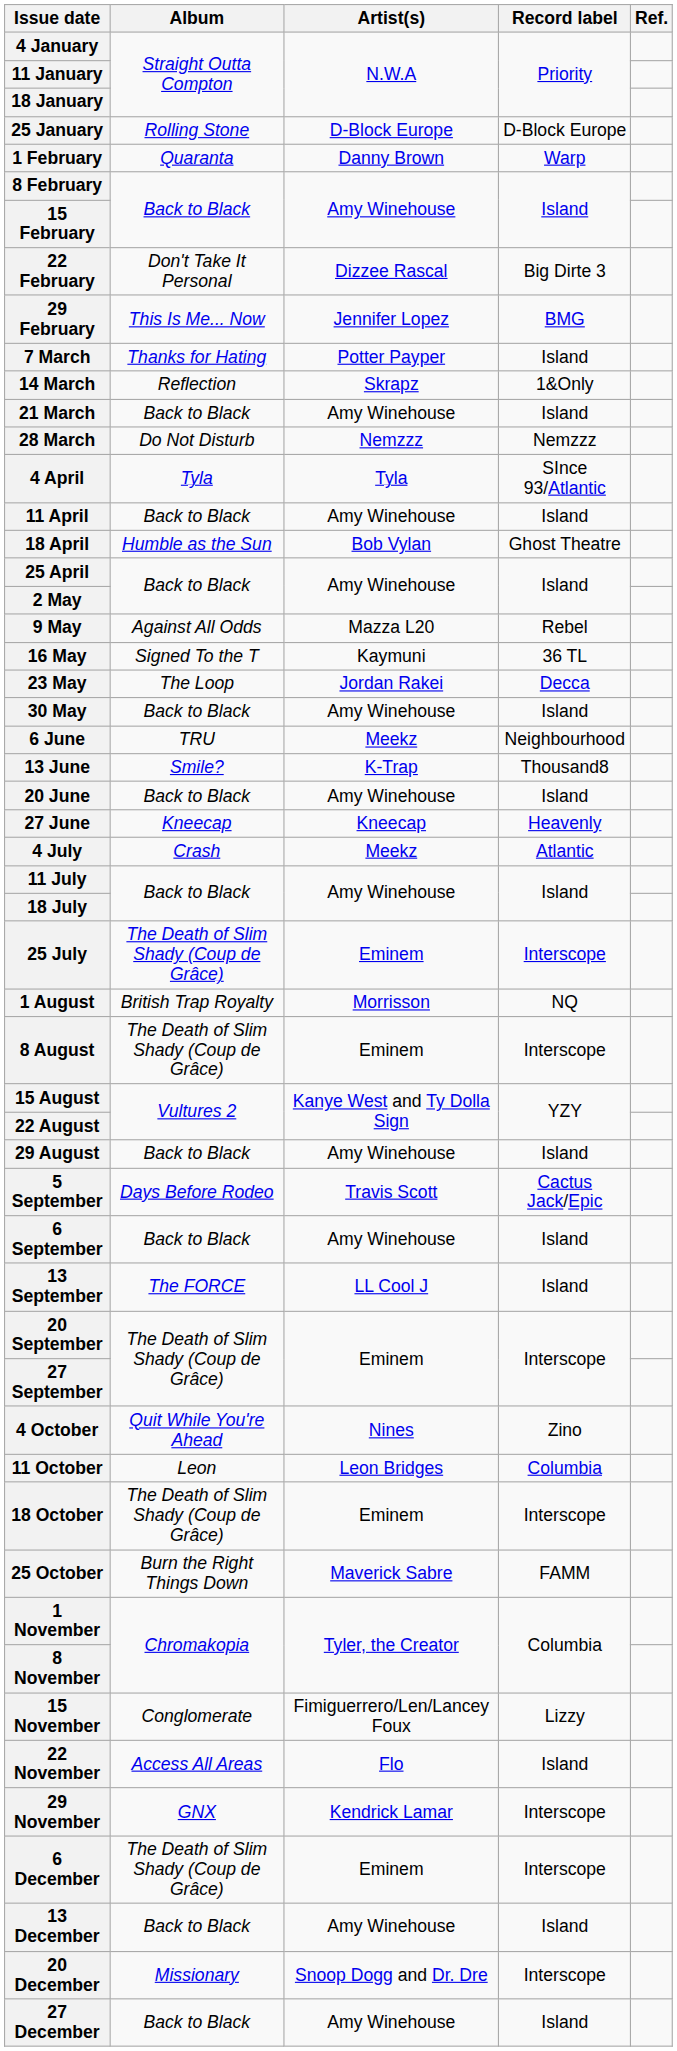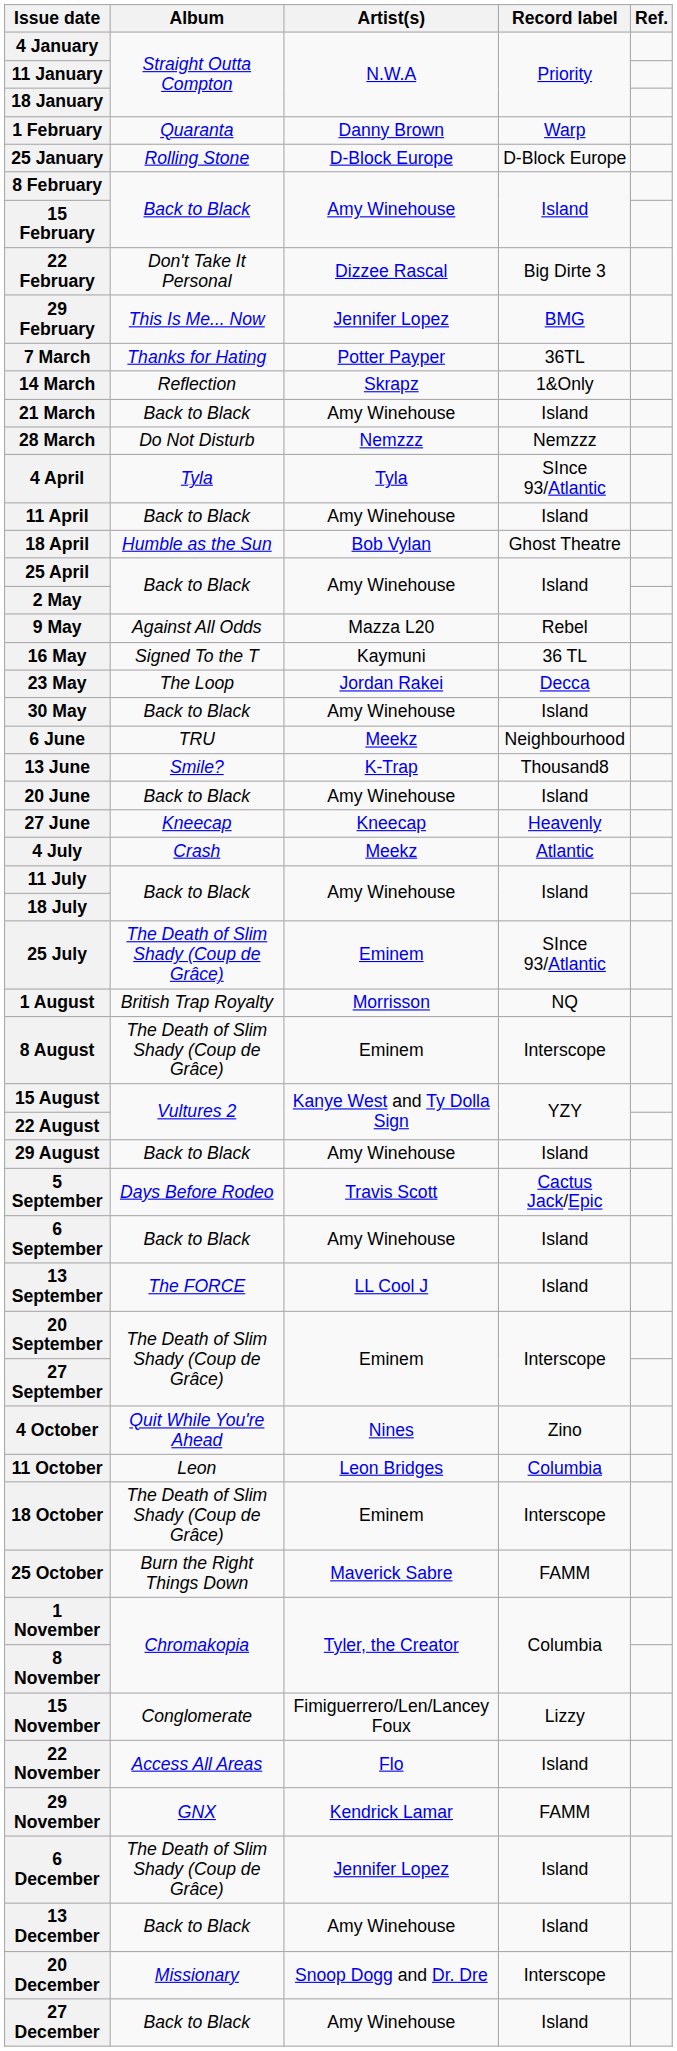rows swapped: (57, 130) <-> (57, 158)
(565, 356) Island -> (565, 356) 36TL
(565, 954) Interscope -> (565, 954) SInce 93/Atlantic
(565, 1811) Interscope -> (565, 1811) FAMM
(391, 1869) Eminem -> (391, 1869) Jennifer Lopez
(565, 1869) Interscope -> (565, 1869) Island
